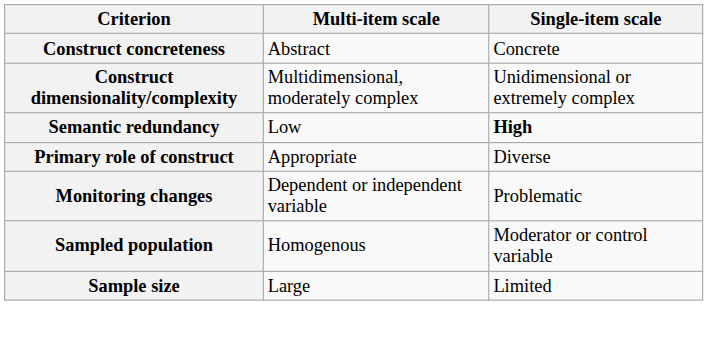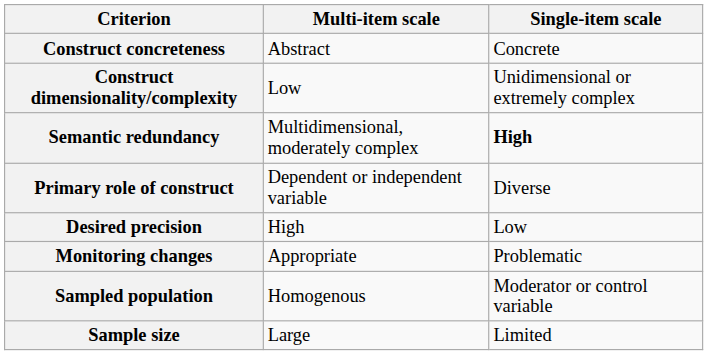(343, 87) Multidimensional, moderately complex -> (285, 87) Low
(285, 127) Low -> (343, 137) Multidimensional, moderately complex
(312, 156) Appropriate -> (365, 187) Dependent or independent variable
+ row: (134, 227)
(365, 196) Dependent or independent variable -> (312, 256) Appropriate
